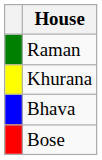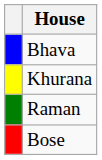rows swapped: (51, 109) <-> (54, 49)
